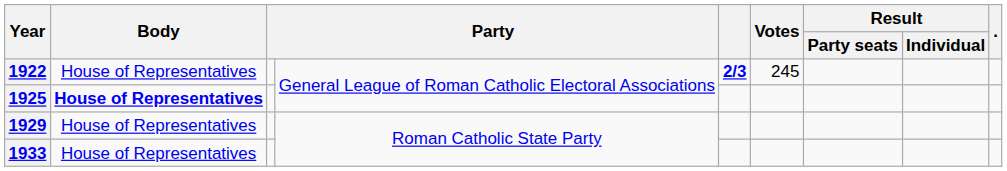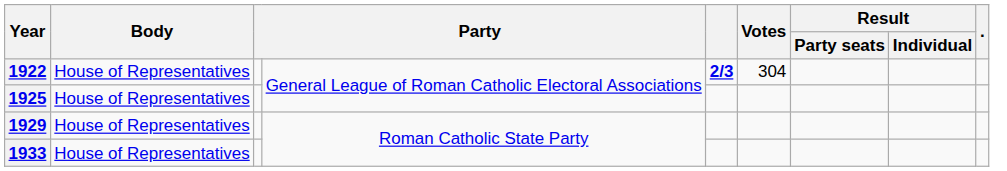(785, 72) 245 -> (772, 72) 304
(159, 99) bold -> (152, 99) normal
